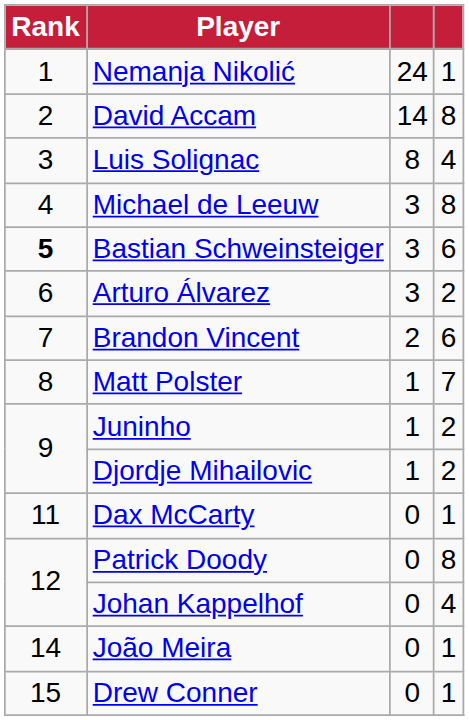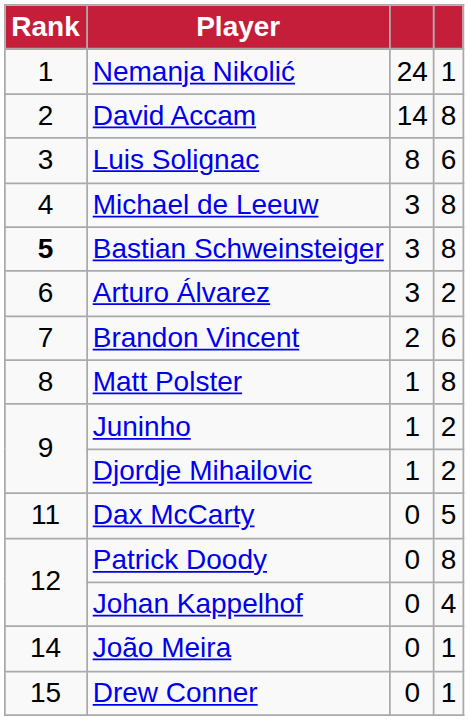(448, 159) 4 -> (448, 159) 6
(448, 248) 6 -> (448, 248) 8
(448, 381) 7 -> (448, 381) 8
(448, 515) 1 -> (448, 515) 5
